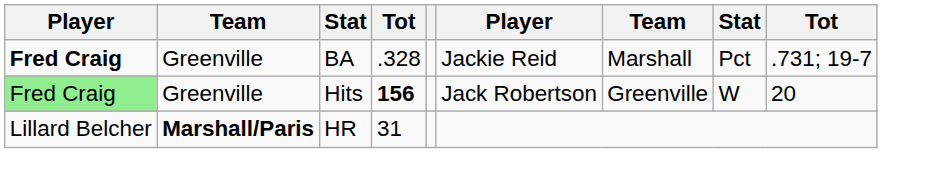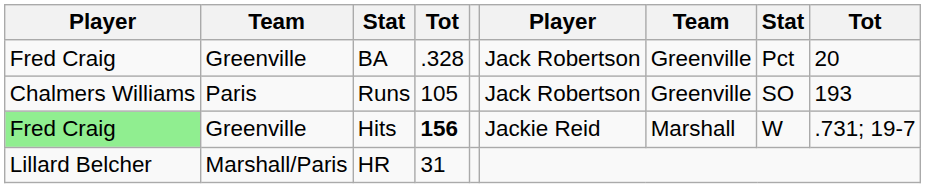(66, 57) bold -> (63, 57) normal
(499, 57) Jackie Reid -> (563, 57) Jack Robertson
(650, 57) Marshall -> (701, 57) Greenville
(821, 57) .731; 19-7 -> (827, 57) 20
+ row: (384, 93)
(519, 93) Jack Robertson -> (543, 128) Jackie Reid
(658, 93) Greenville -> (693, 128) Marshall
(784, 93) 20 -> (865, 128) .731; 19-7
(238, 128) bold -> (277, 164) normal
